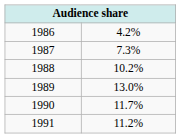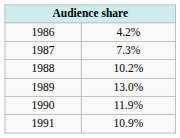(128, 105) 11.7% -> (128, 105) 11.9%
(128, 123) 11.2% -> (128, 123) 10.9%
